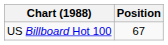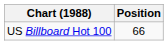(139, 31) 67 -> (139, 31) 66
